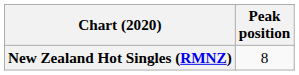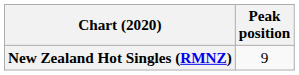(265, 57) 8 -> (265, 57) 9
